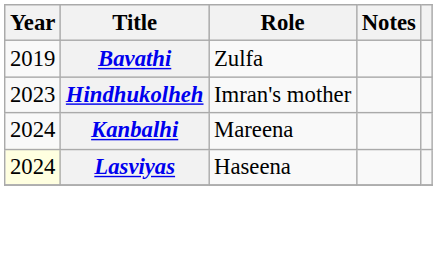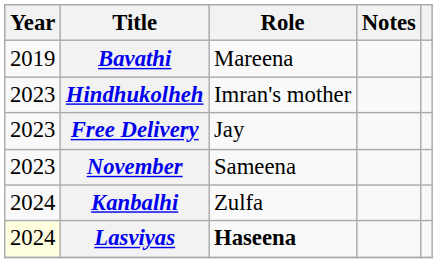(239, 58) Zulfa -> (254, 58) Mareena
+ row: (135, 130)
+ row: (135, 166)
(254, 130) Mareena -> (239, 202) Zulfa
(252, 166) normal -> (255, 238) bold
